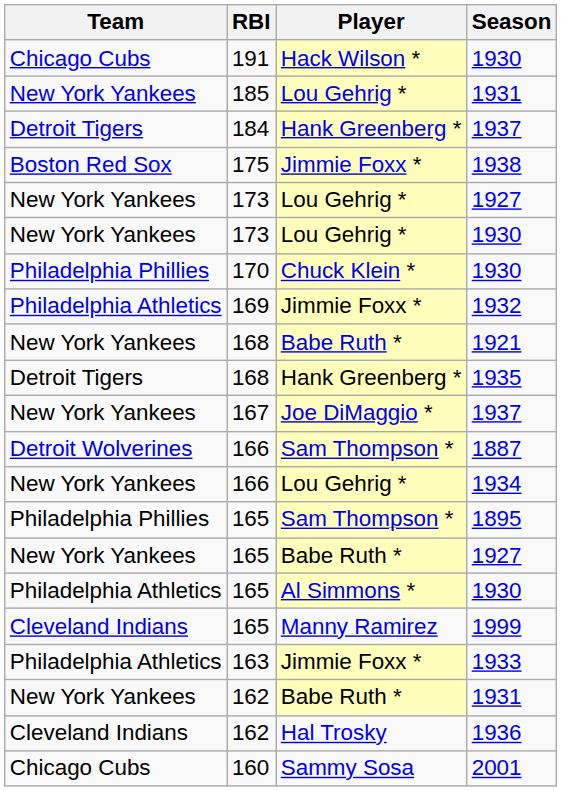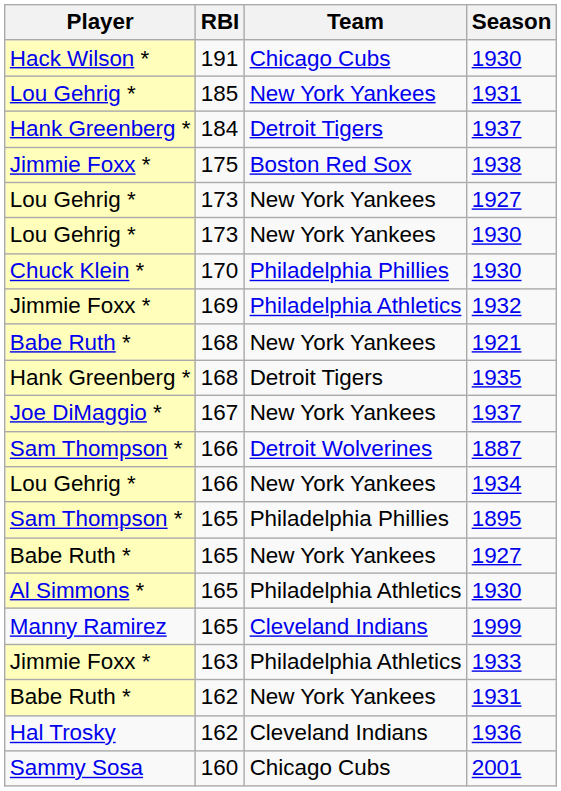columns swapped: (371, 22) <-> (116, 22)
